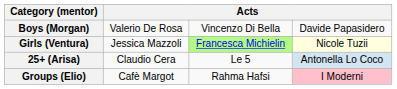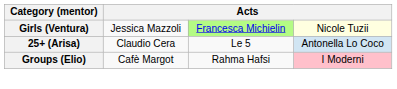- row: (54, 28)
